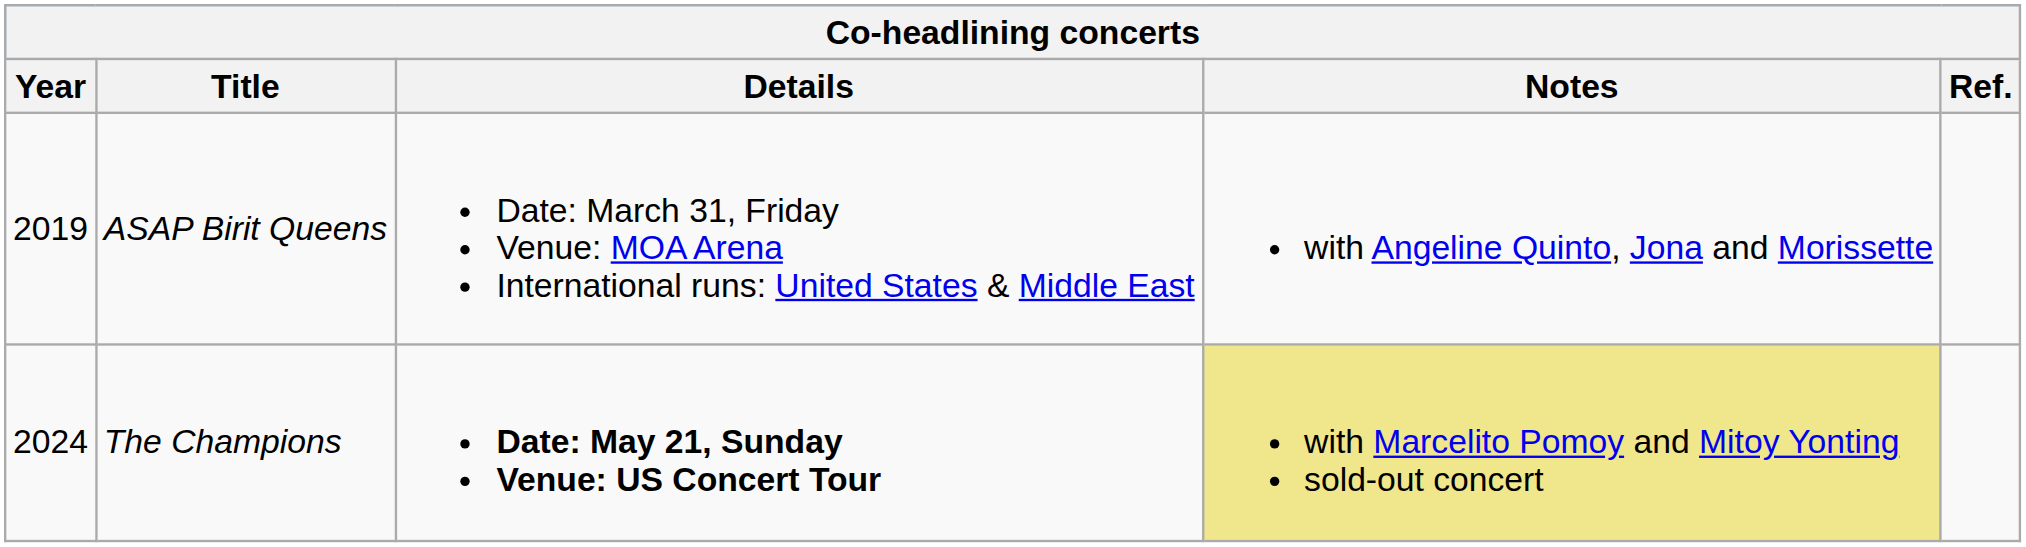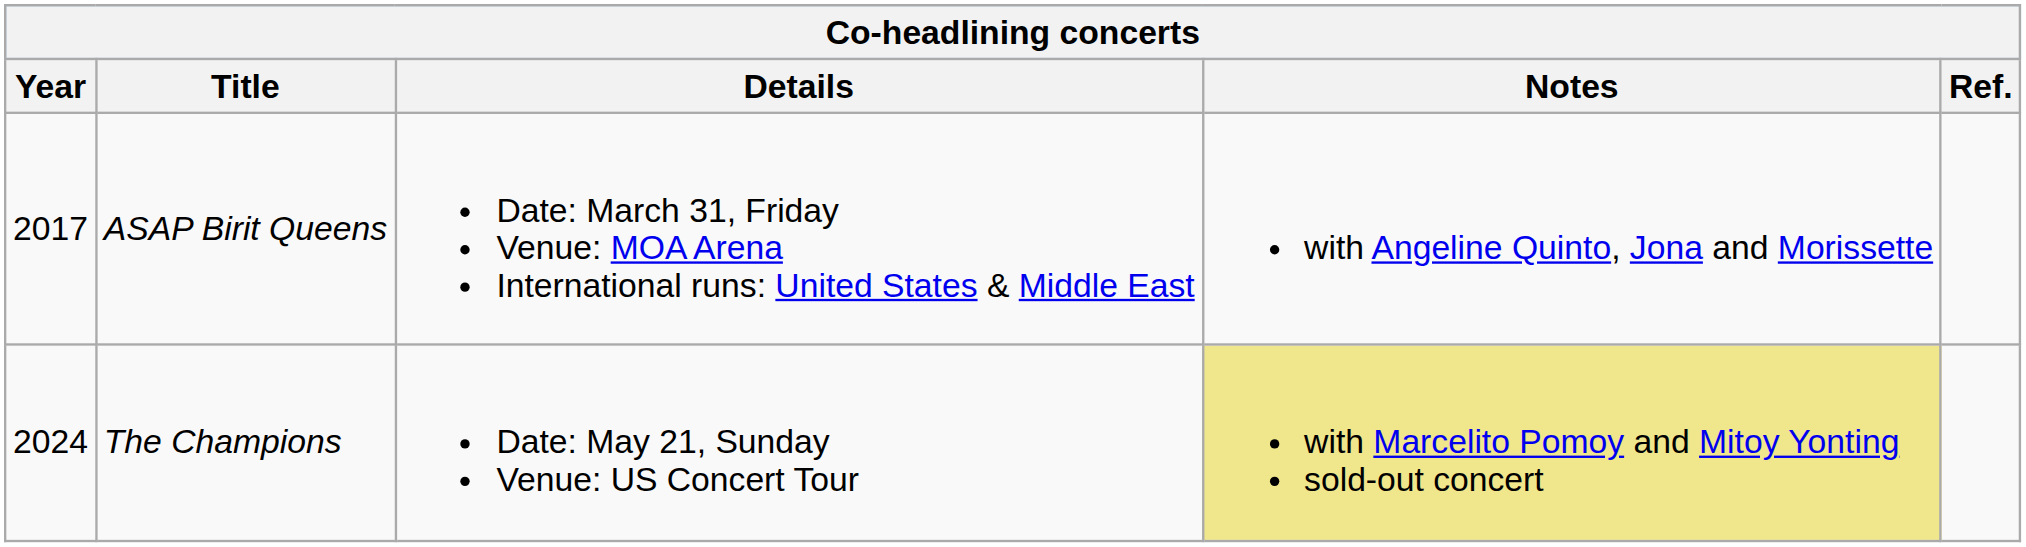(51, 228) 2019 -> (51, 228) 2017
(799, 461) bold -> (799, 461) normal
